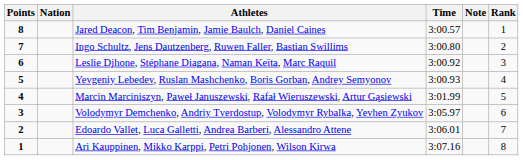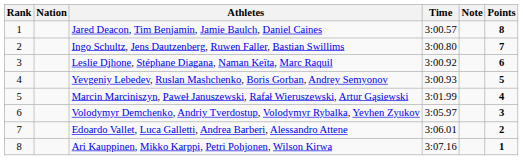columns swapped: (503, 12) <-> (21, 12)
